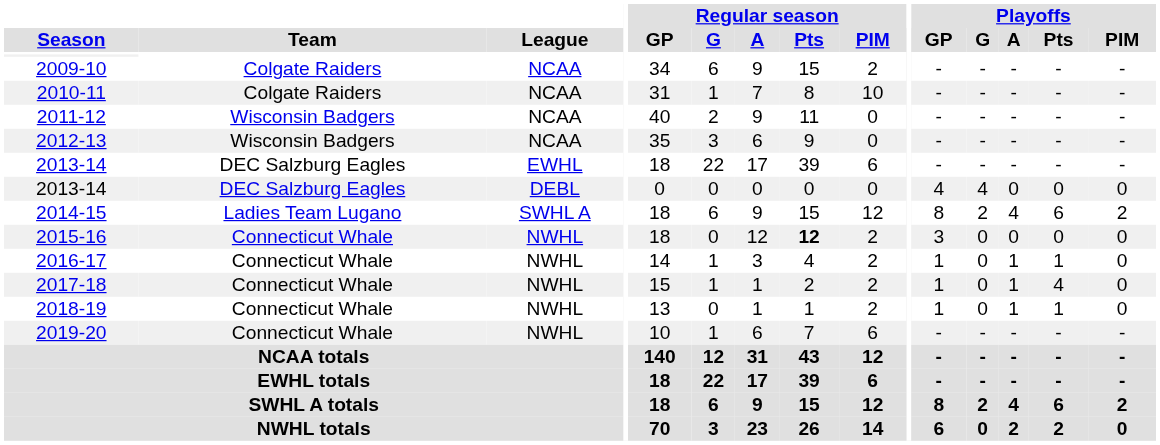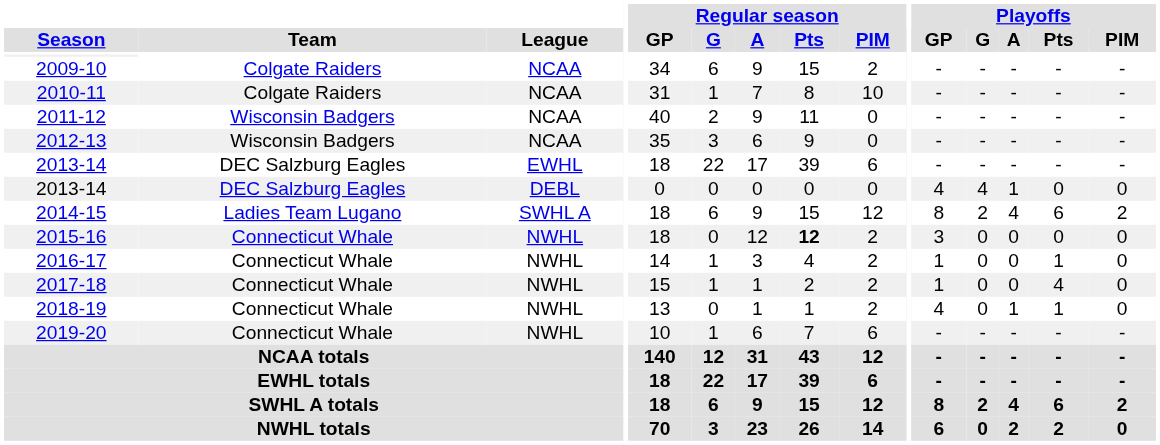(1014, 188) 0 -> (1014, 188) 1
(1014, 260) 1 -> (1014, 260) 0
(1014, 284) 1 -> (1014, 284) 0
(939, 308) 1 -> (939, 308) 4
